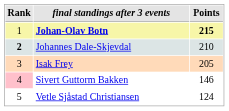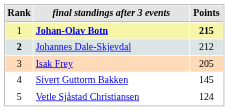(206, 47) 210 -> (206, 47) 212
(19, 80) pink background -> (19, 80) no background
(206, 80) 146 -> (206, 80) 145
